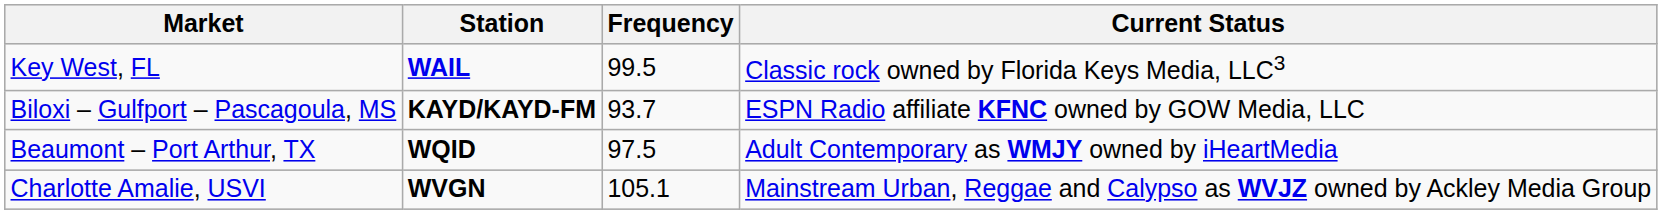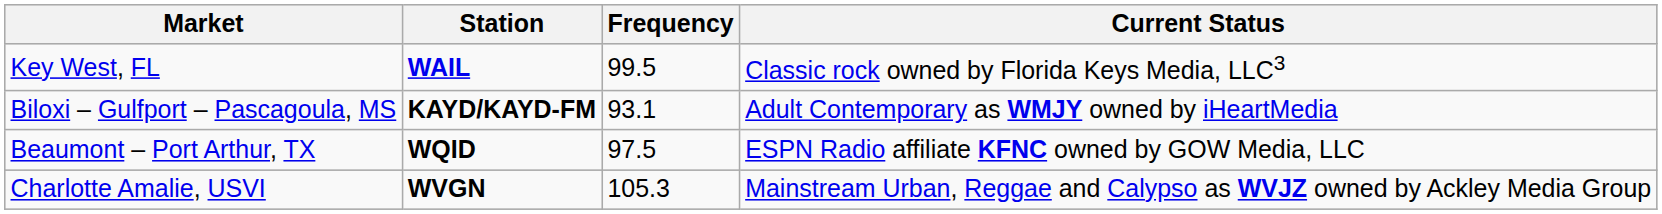(632, 110) 93.7 -> (632, 110) 93.1
(1055, 110) ESPN Radio affiliate KFNC owned by GOW Media, LLC -> (1041, 110) Adult Contemporary as WMJY owned by iHeartMedia
(1041, 149) Adult Contemporary as WMJY owned by iHeartMedia -> (1055, 149) ESPN Radio affiliate KFNC owned by GOW Media, LLC
(639, 189) 105.1 -> (639, 189) 105.3
